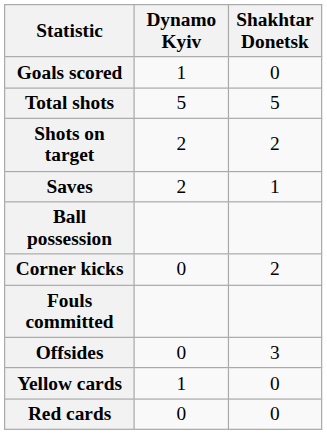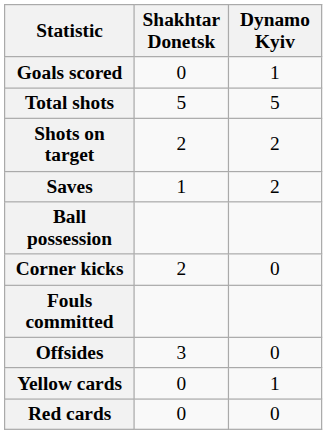columns swapped: (181, 30) <-> (275, 30)
